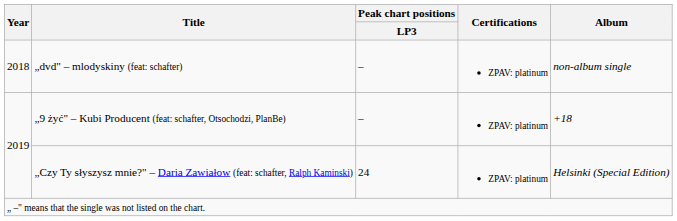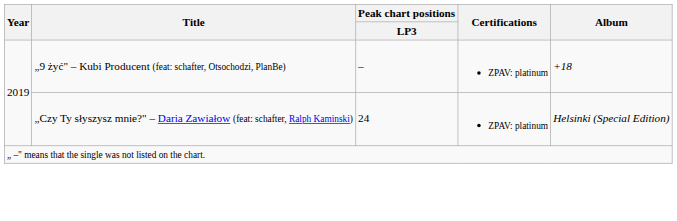- row: (108, 66)
